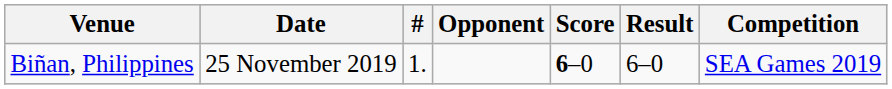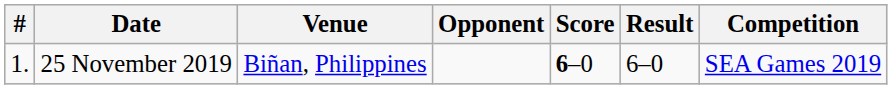columns swapped: (417, 24) <-> (102, 24)
